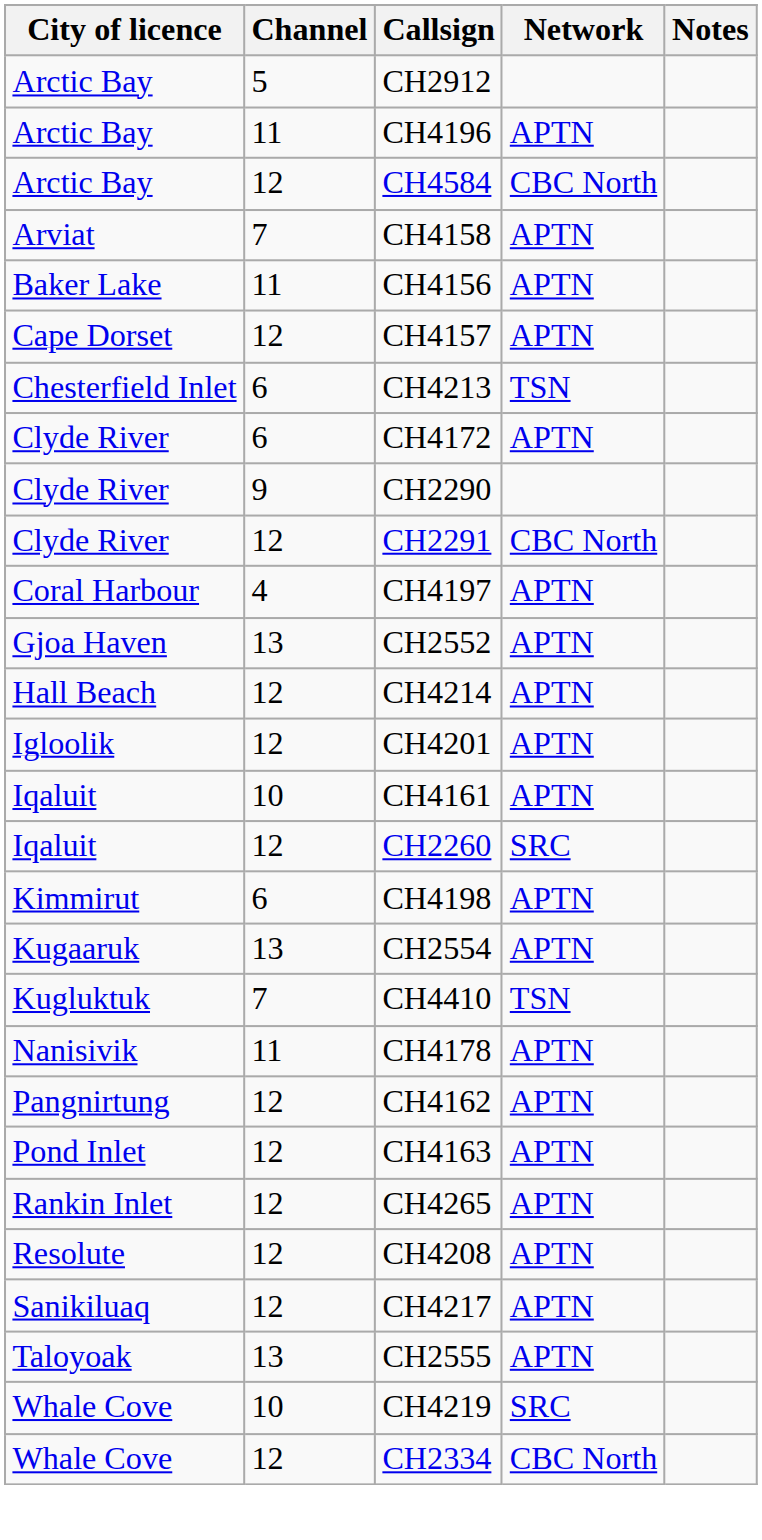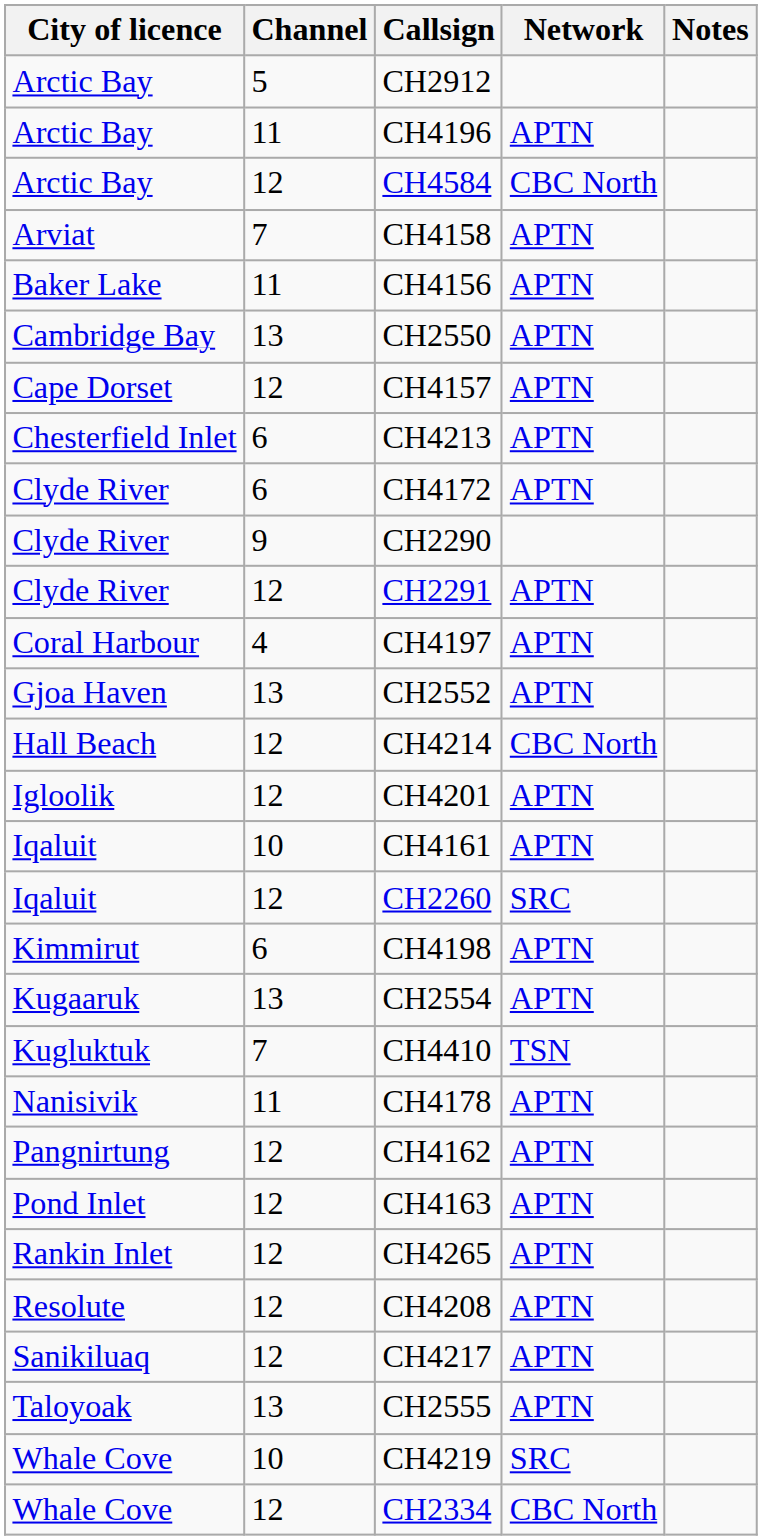+ row: (437, 336)
(540, 387) TSN -> (552, 438) APTN
(584, 540) CBC North -> (552, 591) APTN
(552, 693) APTN -> (584, 744) CBC North
